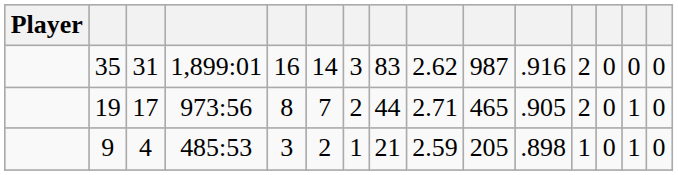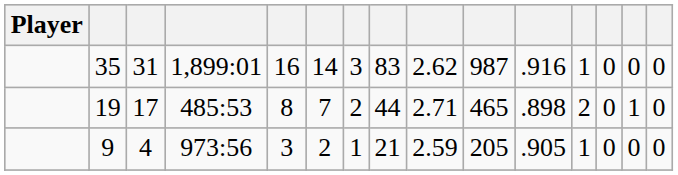(584, 66) 2 -> (584, 66) 1
(216, 107) 973:56 -> (216, 107) 485:53
(543, 107) .905 -> (543, 107) .898
(216, 148) 485:53 -> (216, 148) 973:56
(543, 148) .898 -> (543, 148) .905
(634, 148) 1 -> (634, 148) 0
